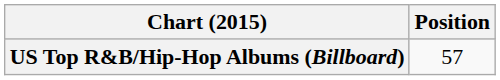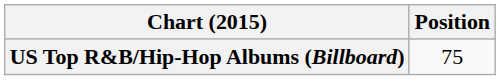(452, 56) 57 -> (452, 56) 75
